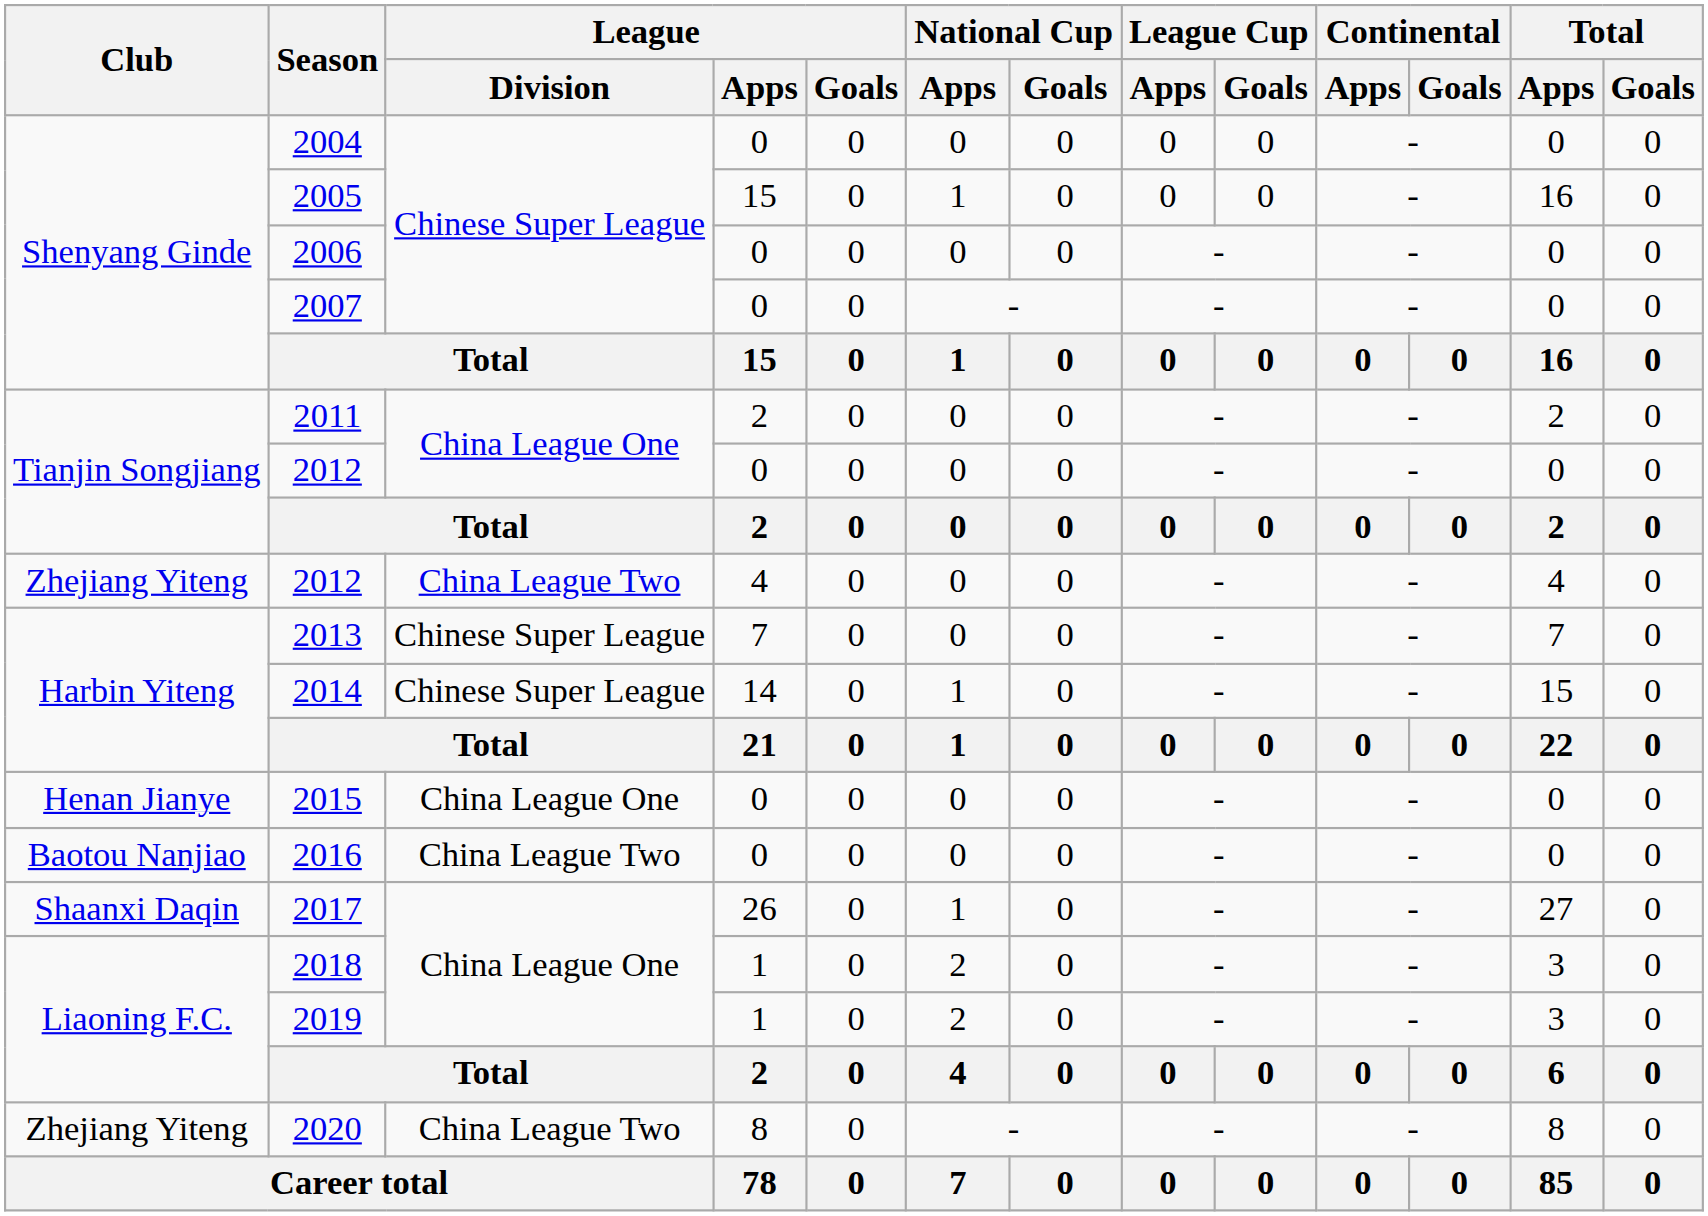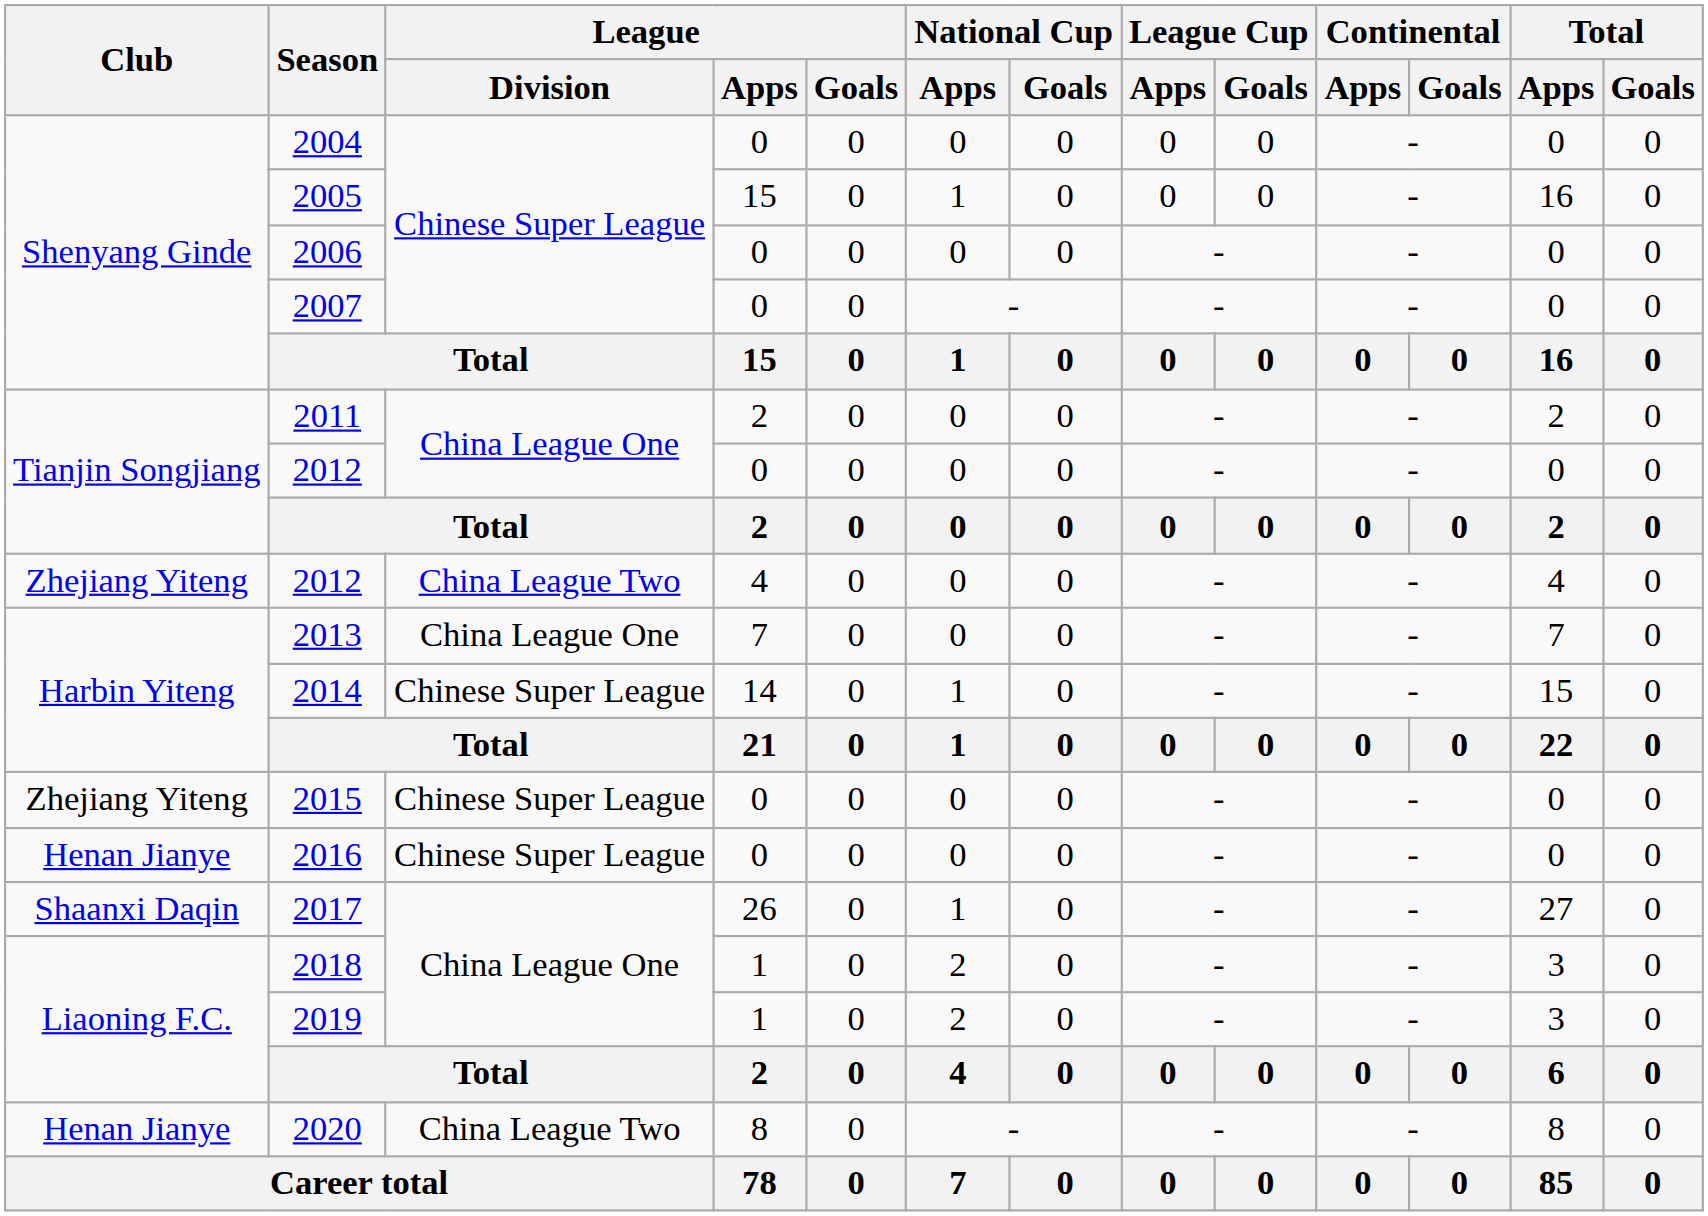(550, 634) Chinese Super League -> (550, 634) China League One
(137, 799) Henan Jianye -> (137, 799) Zhejiang Yiteng
(550, 799) China League One -> (550, 799) Chinese Super League
(137, 854) Baotou Nanjiao -> (137, 854) Henan Jianye
(550, 854) China League Two -> (550, 854) Chinese Super League
(137, 1128) Zhejiang Yiteng -> (137, 1128) Henan Jianye
